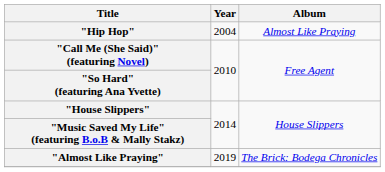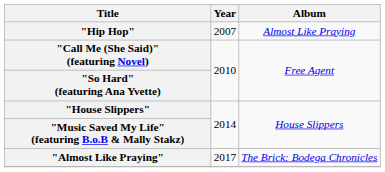(225, 31) 2004 -> (225, 31) 2007
(225, 157) 2019 -> (225, 157) 2017
